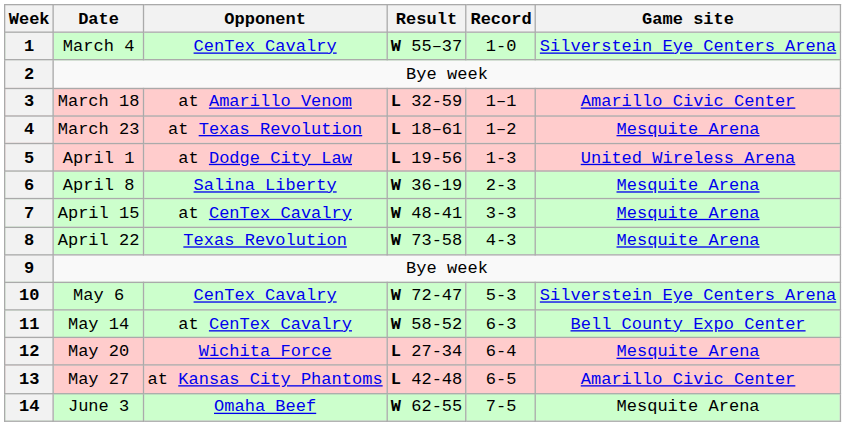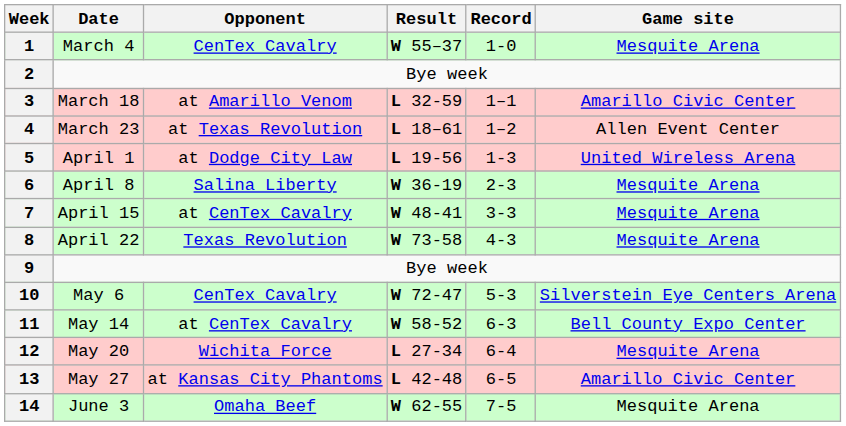(688, 46) Silverstein Eye Centers Arena -> (688, 46) Mesquite Arena
(688, 130) Mesquite Arena -> (688, 130) Allen Event Center
